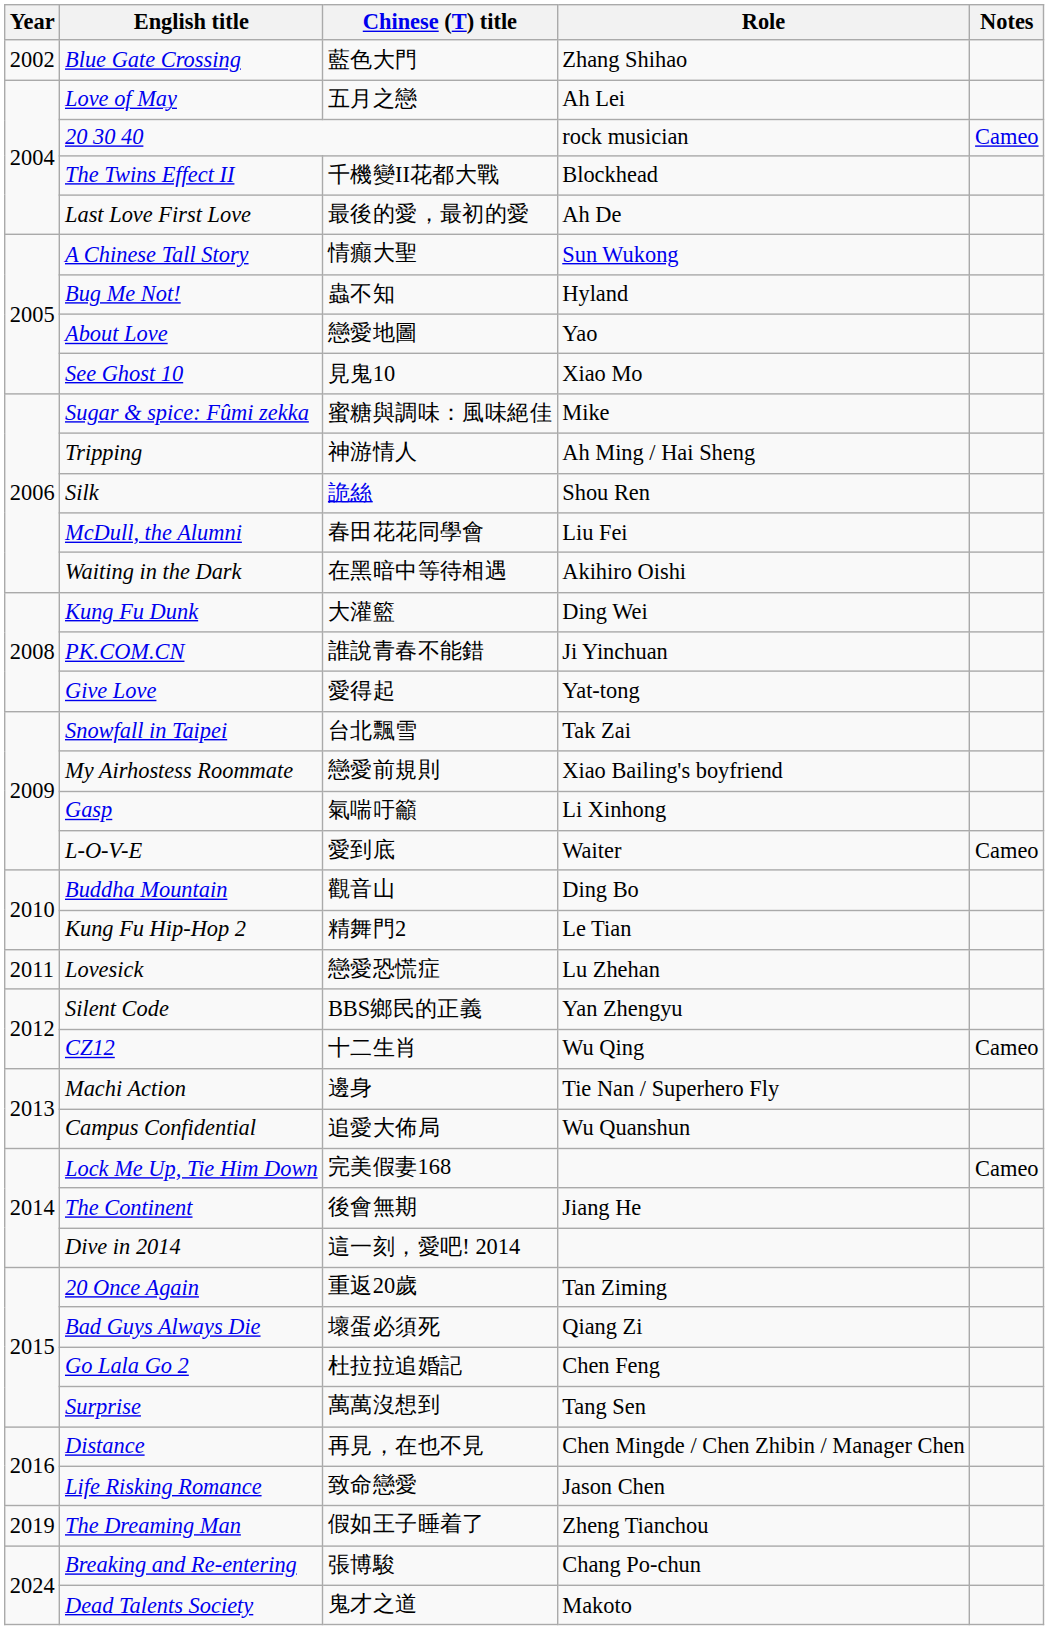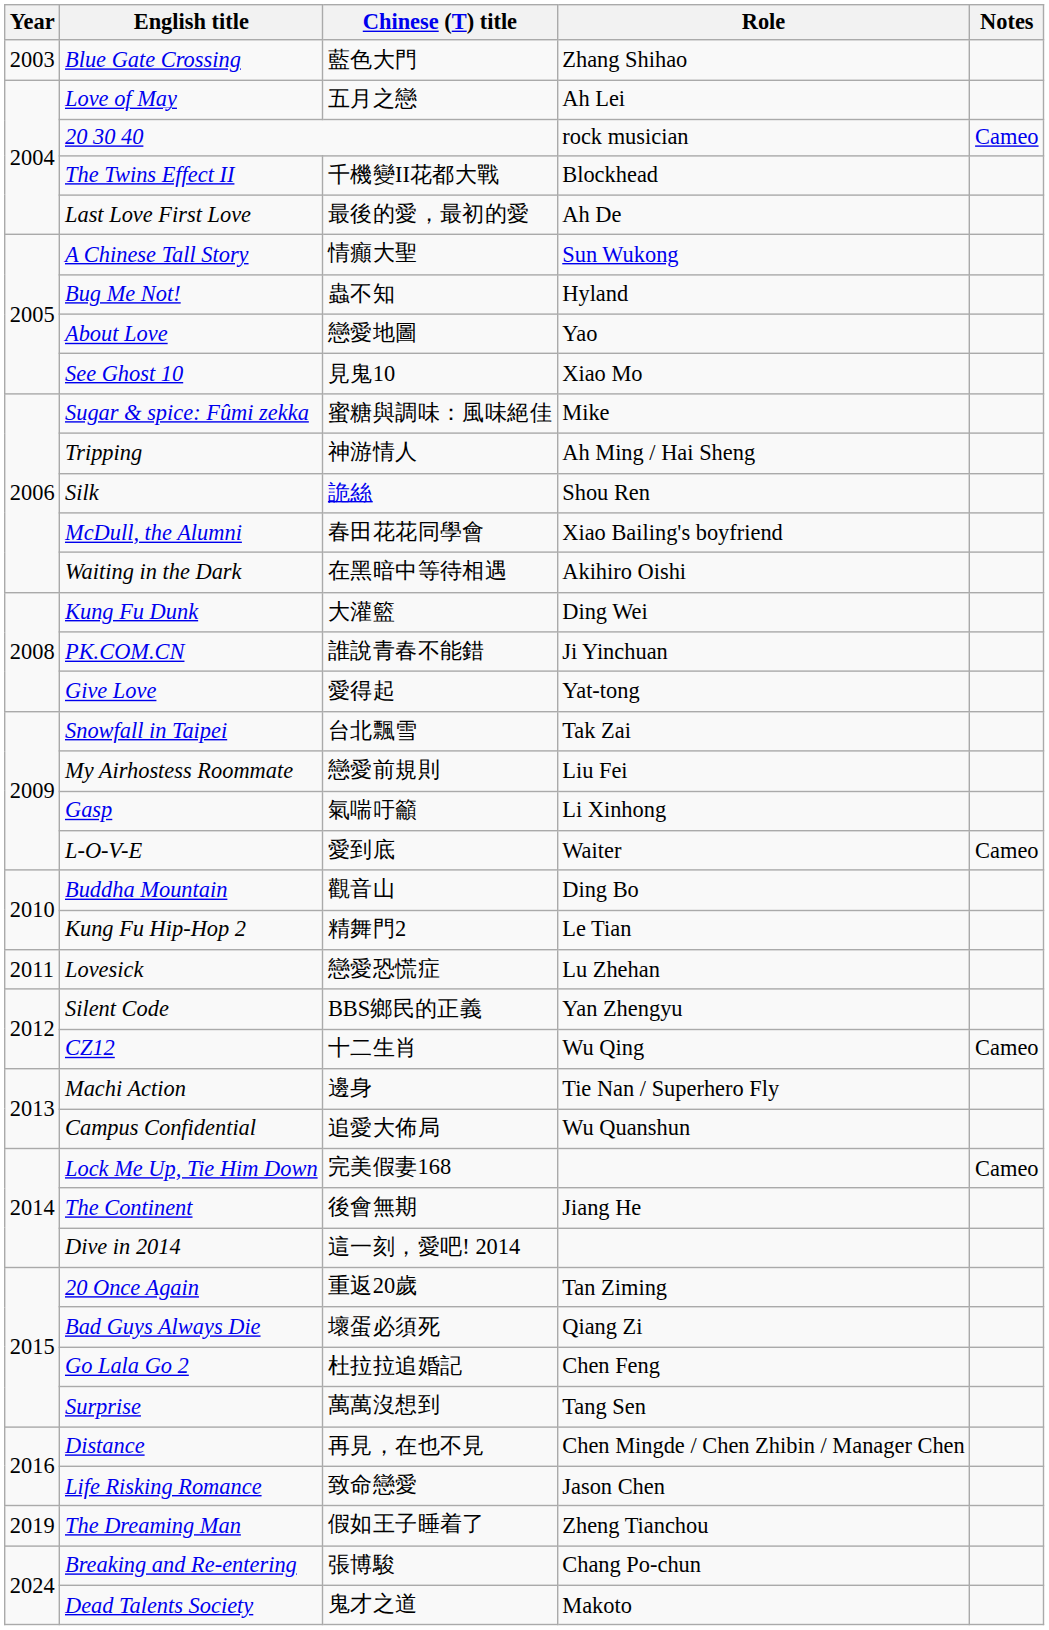(32, 59) 2002 -> (32, 59) 2003
(595, 532) Liu Fei -> (673, 532) Xiao Bailing's boyfriend
(673, 770) Xiao Bailing's boyfriend -> (595, 770) Liu Fei
